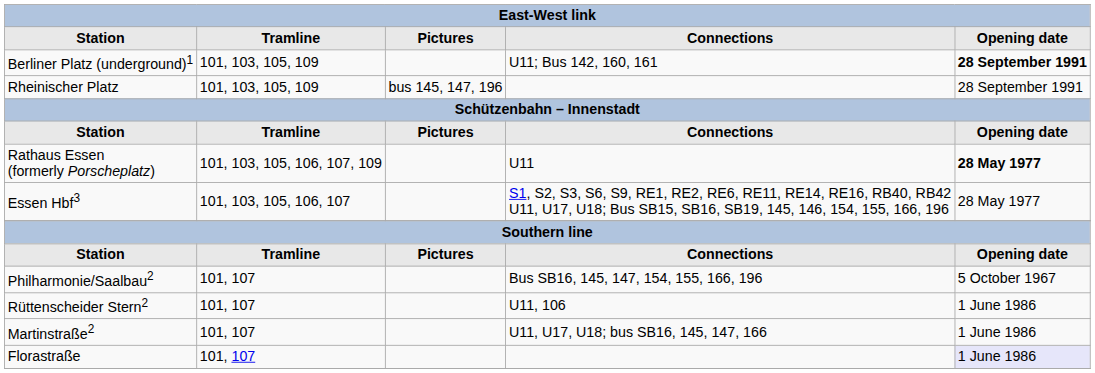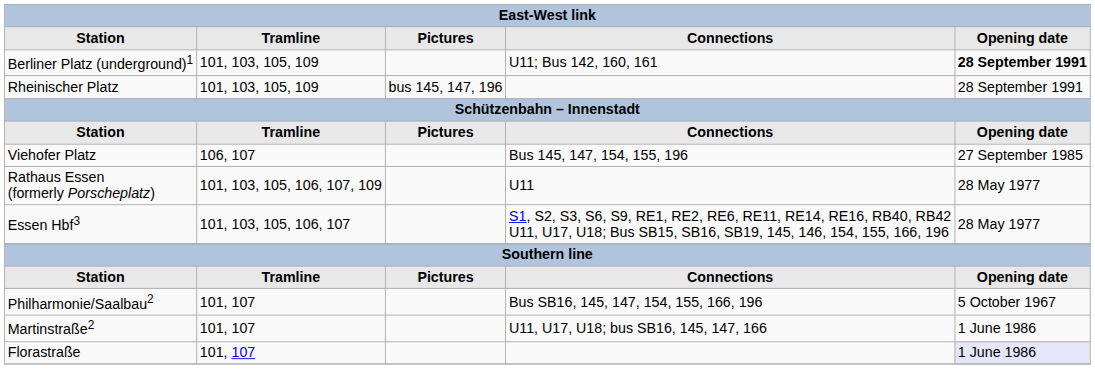+ row: (52, 155)
(999, 163) bold -> (999, 185) normal
- row: (78, 305)
